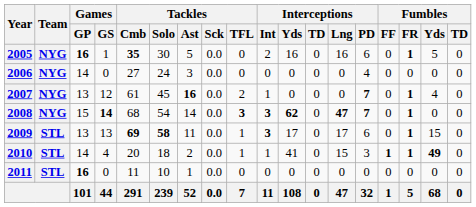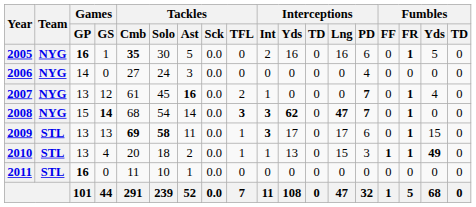(82, 152) 14 -> (82, 152) 13
(292, 152) 41 -> (292, 152) 13
